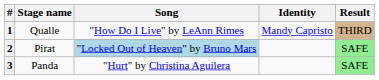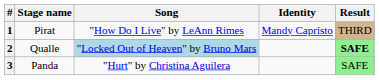(45, 30) Qualle -> (45, 30) Pirat
(45, 48) Pirat -> (45, 48) Qualle
(355, 48) normal -> (355, 48) bold
